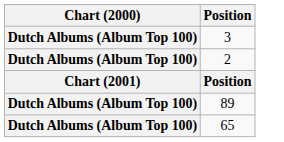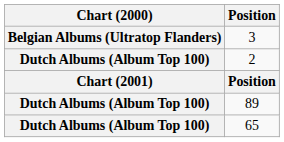(102, 37) Dutch Albums (Album Top 100) -> (115, 37) Belgian Albums (Ultratop Flanders)
